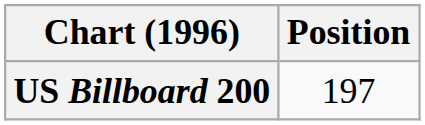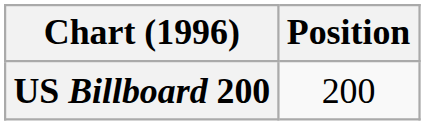(349, 89) 197 -> (349, 89) 200
